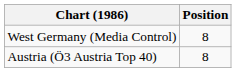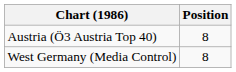rows swapped: (82, 57) <-> (92, 36)
